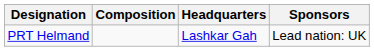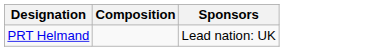- column: (224, 14)
